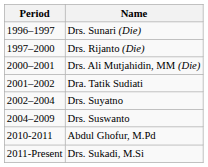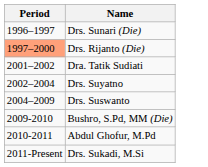(31, 48) no background -> (31, 48) lightsalmon background
- row: (134, 66)
+ row: (120, 118)
